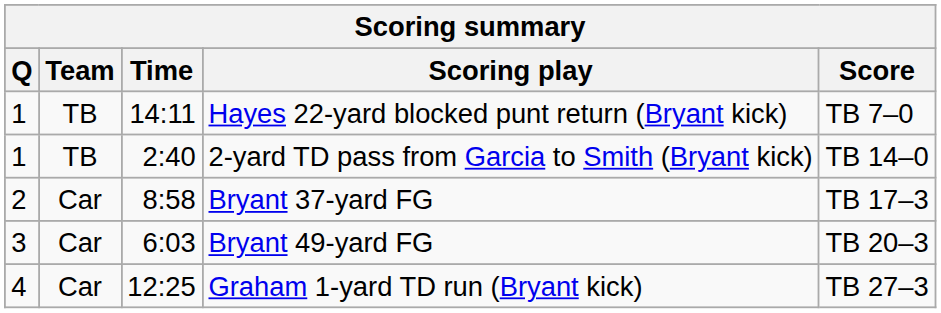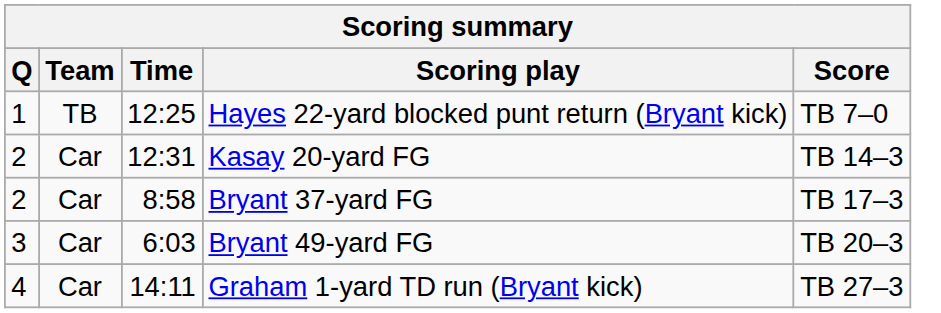(163, 113) 14:11 -> (162, 113) 12:25
- row: (511, 157)
+ row: (319, 157)
(162, 287) 12:25 -> (163, 287) 14:11
